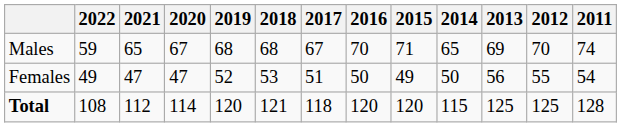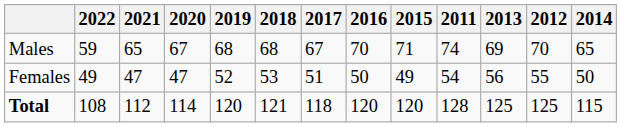columns swapped: (459, 19) <-> (595, 19)
